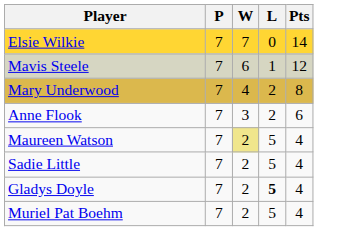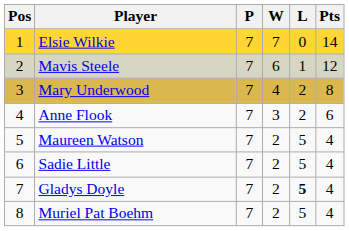+ column: (20, 16)
(245, 139) khaki background -> (276, 139) no background
